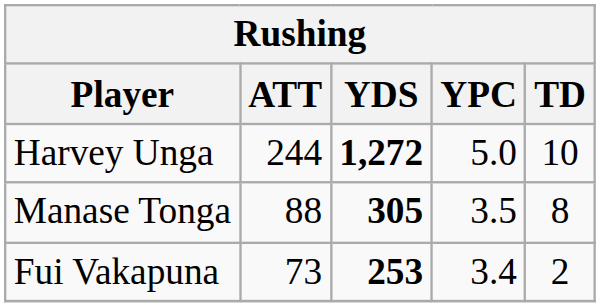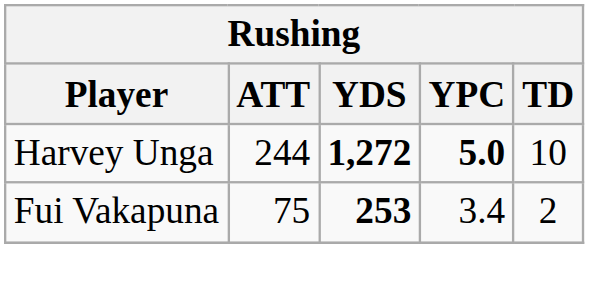(494, 152) normal -> (482, 152) bold
- row: (122, 211)
(303, 270) 73 -> (292, 211) 75
